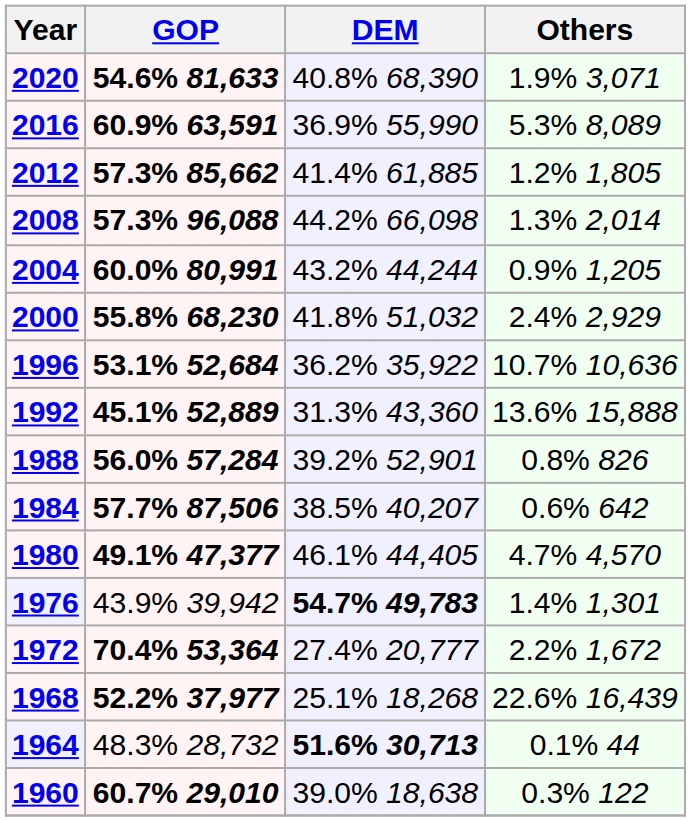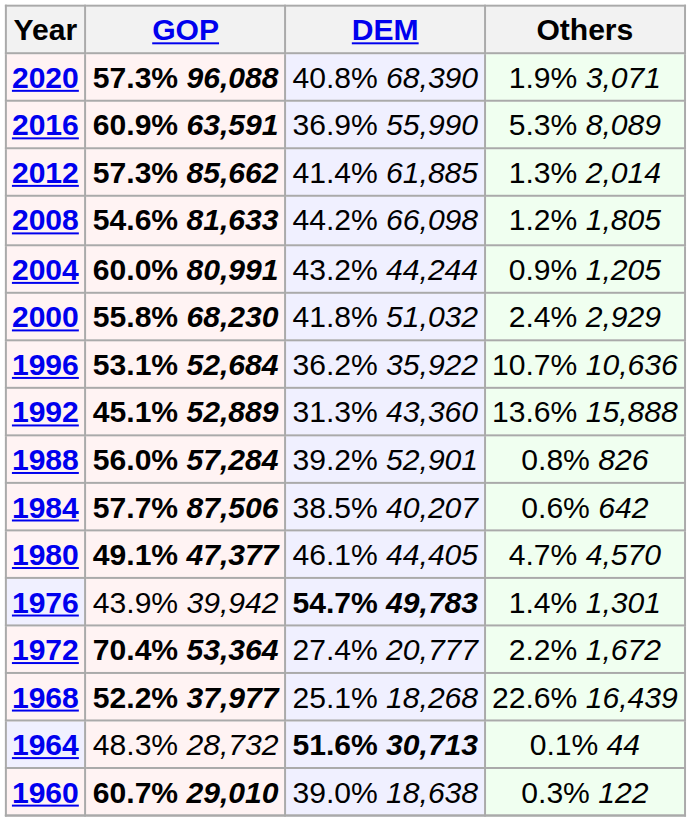(186, 78) 54.6% 81,633 -> (186, 78) 57.3% 96,088
(585, 173) 1.2% 1,805 -> (585, 173) 1.3% 2,014
(186, 220) 57.3% 96,088 -> (186, 220) 54.6% 81,633
(585, 220) 1.3% 2,014 -> (585, 220) 1.2% 1,805
